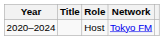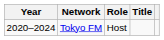columns swapped: (70, 12) <-> (131, 12)
